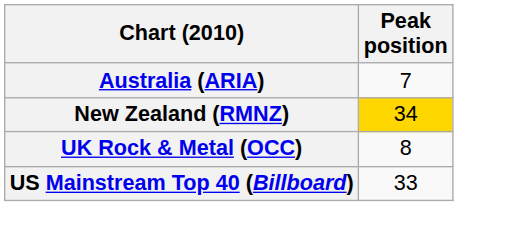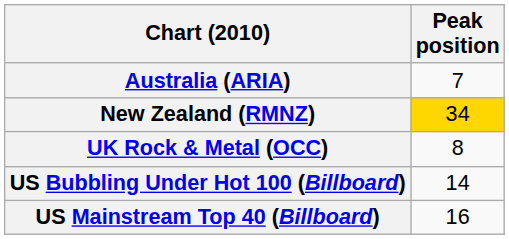+ row: (208, 182)
(406, 182) 33 -> (458, 217) 16
